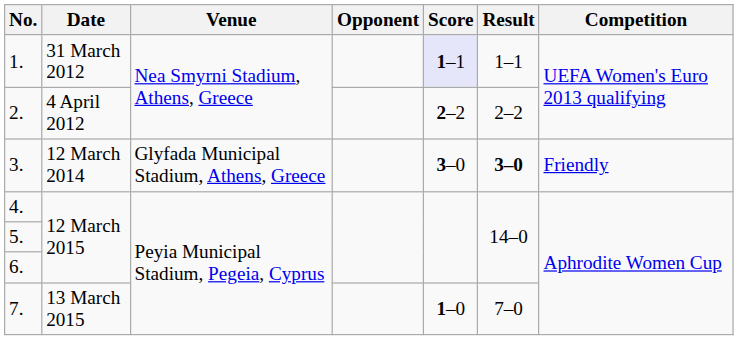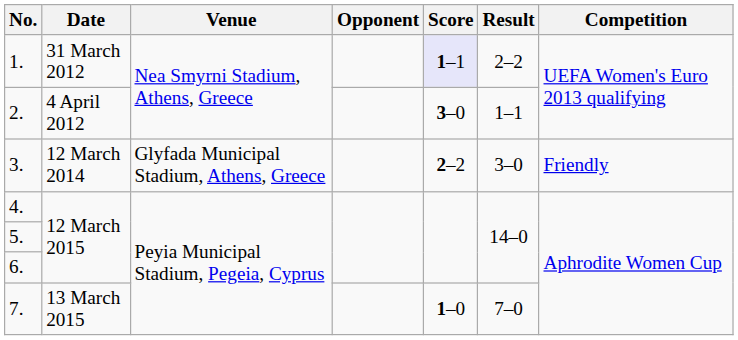(509, 60) 1–1 -> (509, 60) 2–2
(451, 113) 2–2 -> (451, 113) 3–0
(509, 113) 2–2 -> (509, 113) 1–1
(451, 165) 3–0 -> (451, 165) 2–2
(509, 165) bold -> (509, 165) normal
